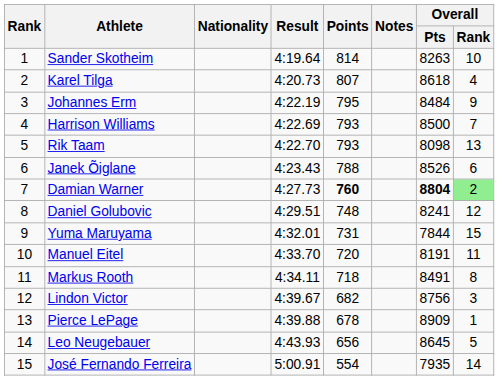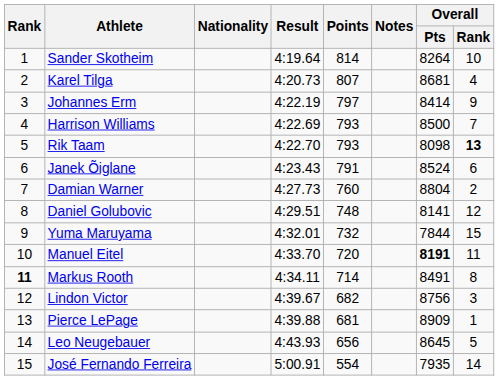(435, 59) 8263 -> (435, 59) 8264
(435, 80) 8618 -> (435, 80) 8681
(348, 102) 795 -> (348, 102) 797
(435, 102) 8484 -> (435, 102) 8414
(473, 146) normal -> (473, 146) bold
(348, 168) 788 -> (348, 168) 791
(435, 168) 8526 -> (435, 168) 8524
(348, 189) bold -> (348, 189) normal
(435, 189) bold -> (435, 189) normal
(473, 189) lightgreen background -> (473, 189) no background
(435, 211) 8241 -> (435, 211) 8141
(348, 233) 731 -> (348, 233) 732
(435, 255) normal -> (435, 255) bold
(24, 277) normal -> (24, 277) bold
(348, 277) 718 -> (348, 277) 714
(348, 320) 678 -> (348, 320) 681
